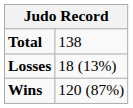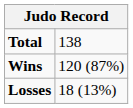rows swapped: (25, 90) <-> (30, 66)
